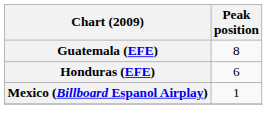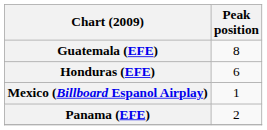+ row: (108, 114)
